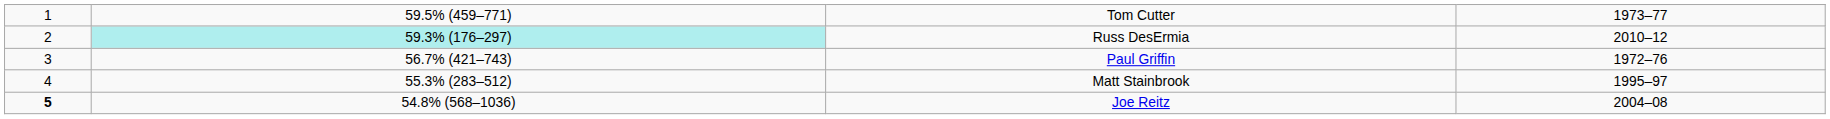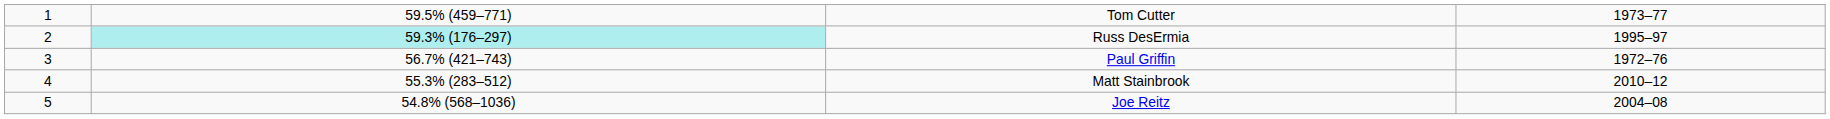(1641, 37) 2010–12 -> (1641, 37) 1995–97
(1641, 81) 1995–97 -> (1641, 81) 2010–12
(48, 103) bold -> (48, 103) normal
